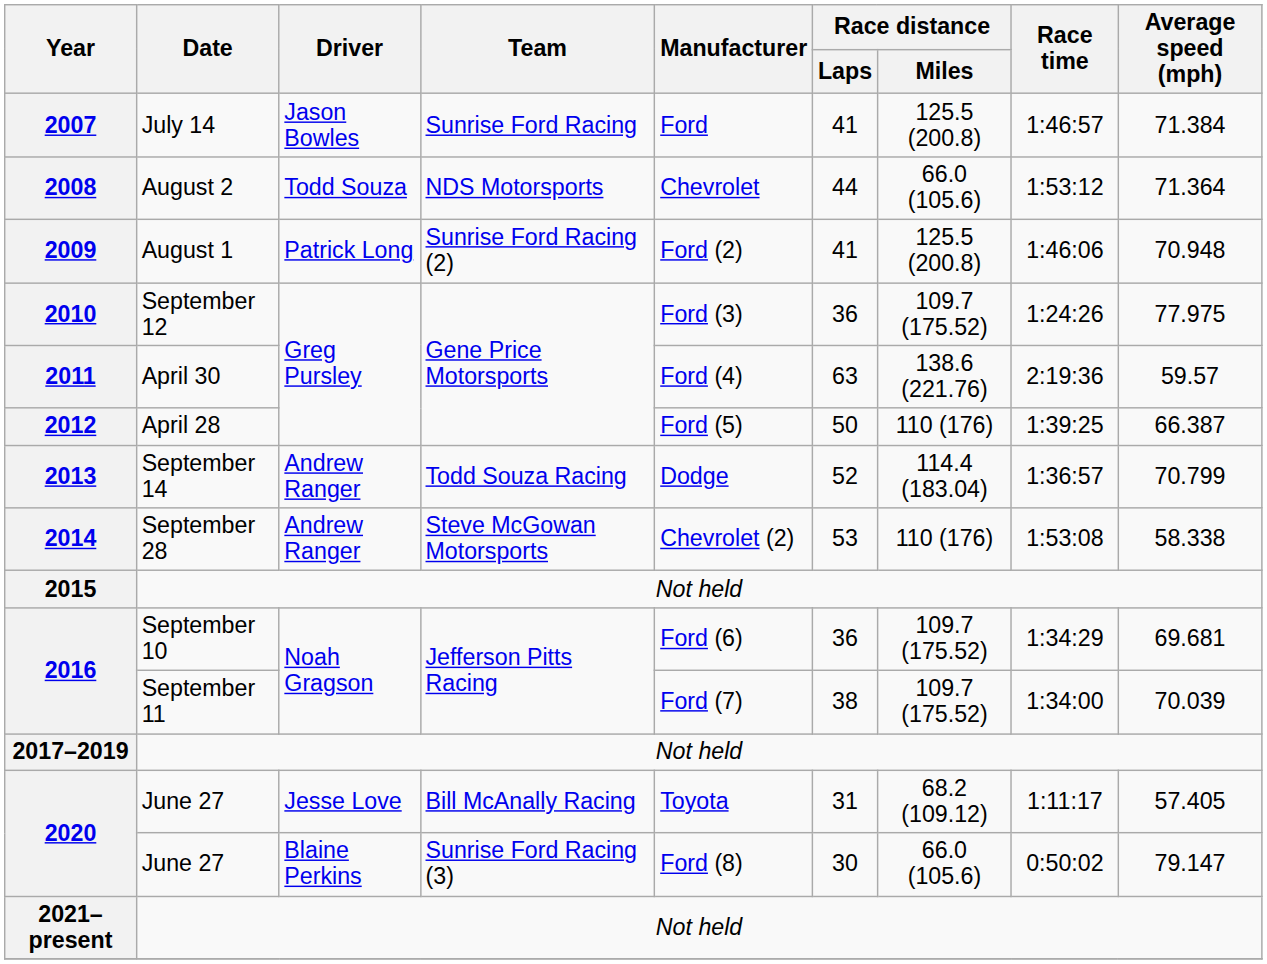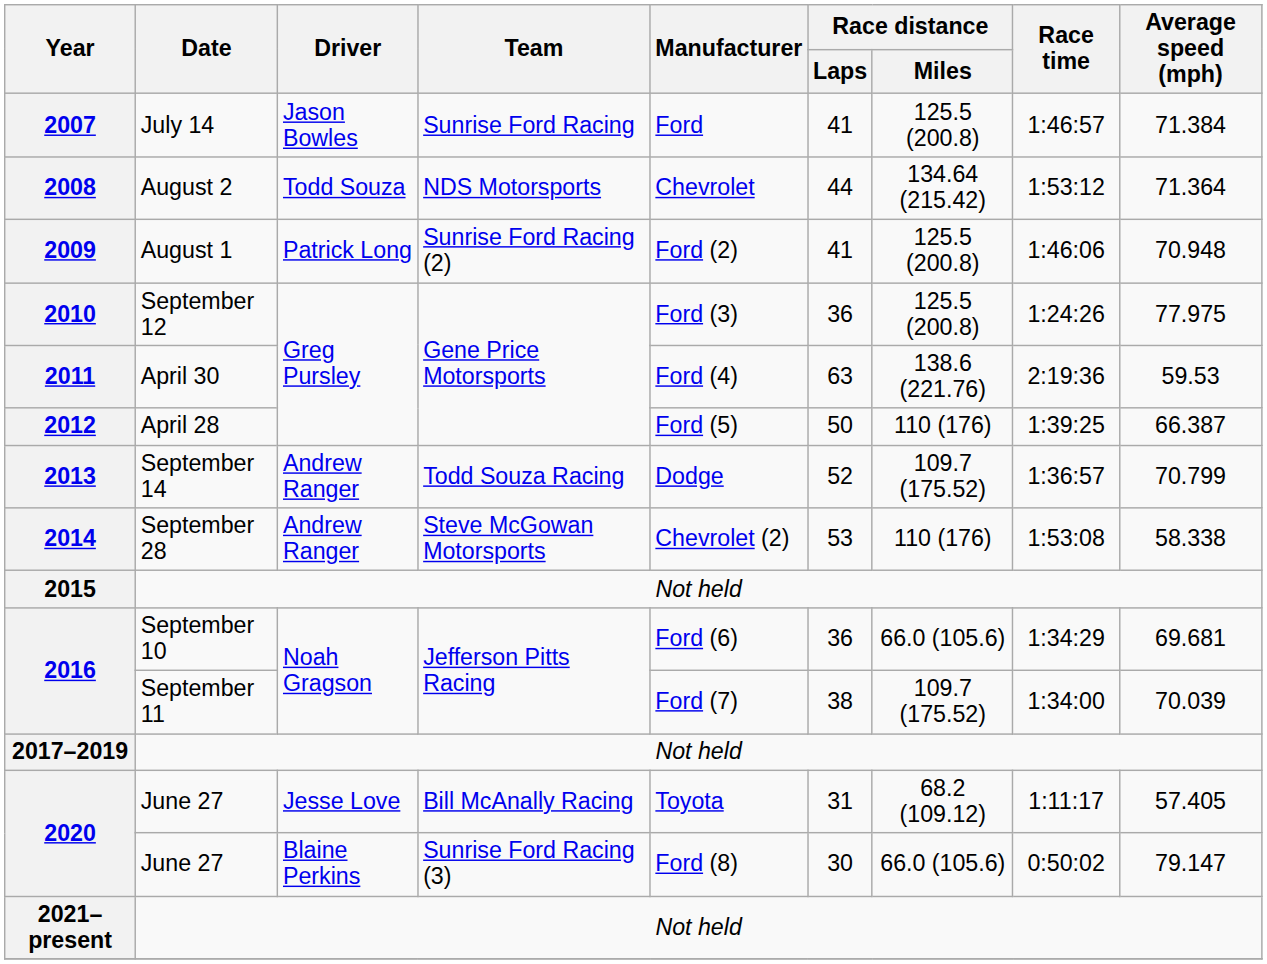(944, 187) 66.0 (105.6) -> (943, 187) 134.64 (215.42)
(944, 313) 109.7 (175.52) -> (943, 313) 125.5 (200.8)
(1190, 376) 59.57 -> (1191, 376) 59.53
(944, 476) 114.4 (183.04) -> (943, 476) 109.7 (175.52)
(944, 638) 109.7 (175.52) -> (943, 638) 66.0 (105.6)
